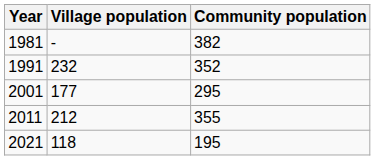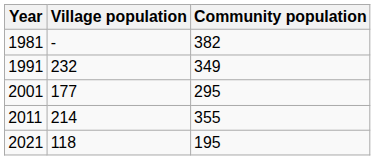(207, 67) 352 -> (207, 67) 349
(64, 117) 212 -> (64, 117) 214
